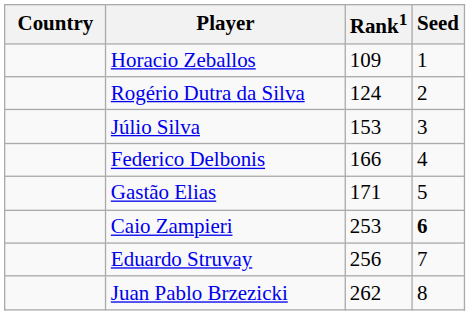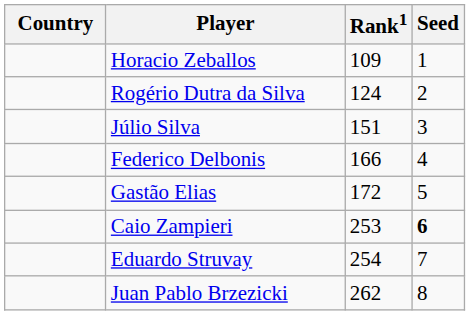(365, 126) 153 -> (365, 126) 151
(365, 192) 171 -> (365, 192) 172
(365, 259) 256 -> (365, 259) 254
